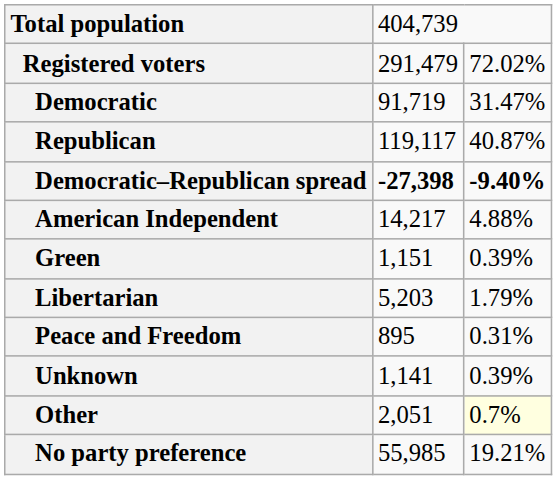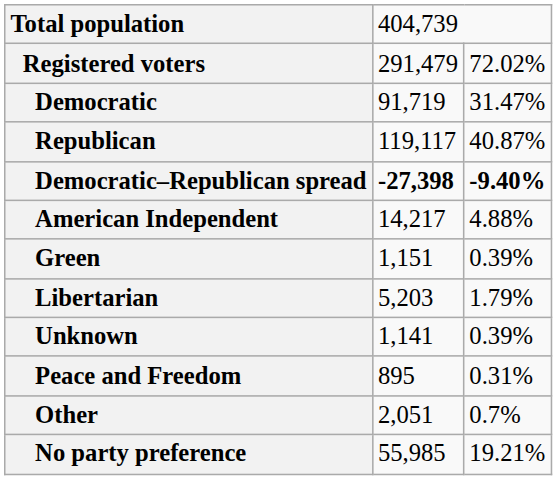rows swapped: (126, 336) <-> (74, 375)
(495, 414) lightyellow background -> (495, 414) no background
